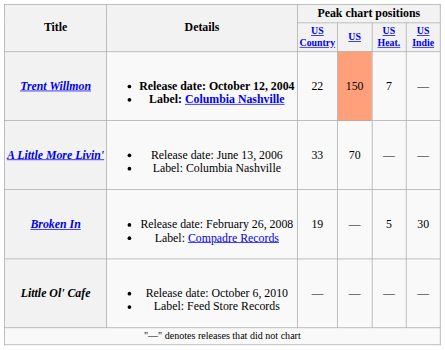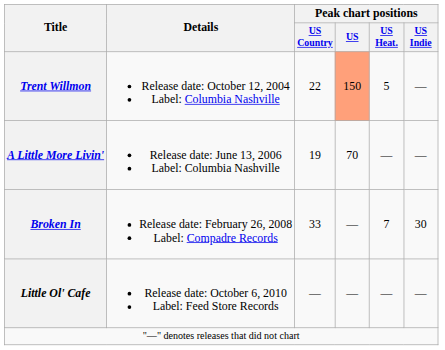(202, 93) bold -> (201, 93) normal
(389, 86) 7 -> (386, 86) 5
(317, 155) 33 -> (315, 155) 19
(317, 224) 19 -> (315, 224) 33
(389, 224) 5 -> (386, 224) 7
